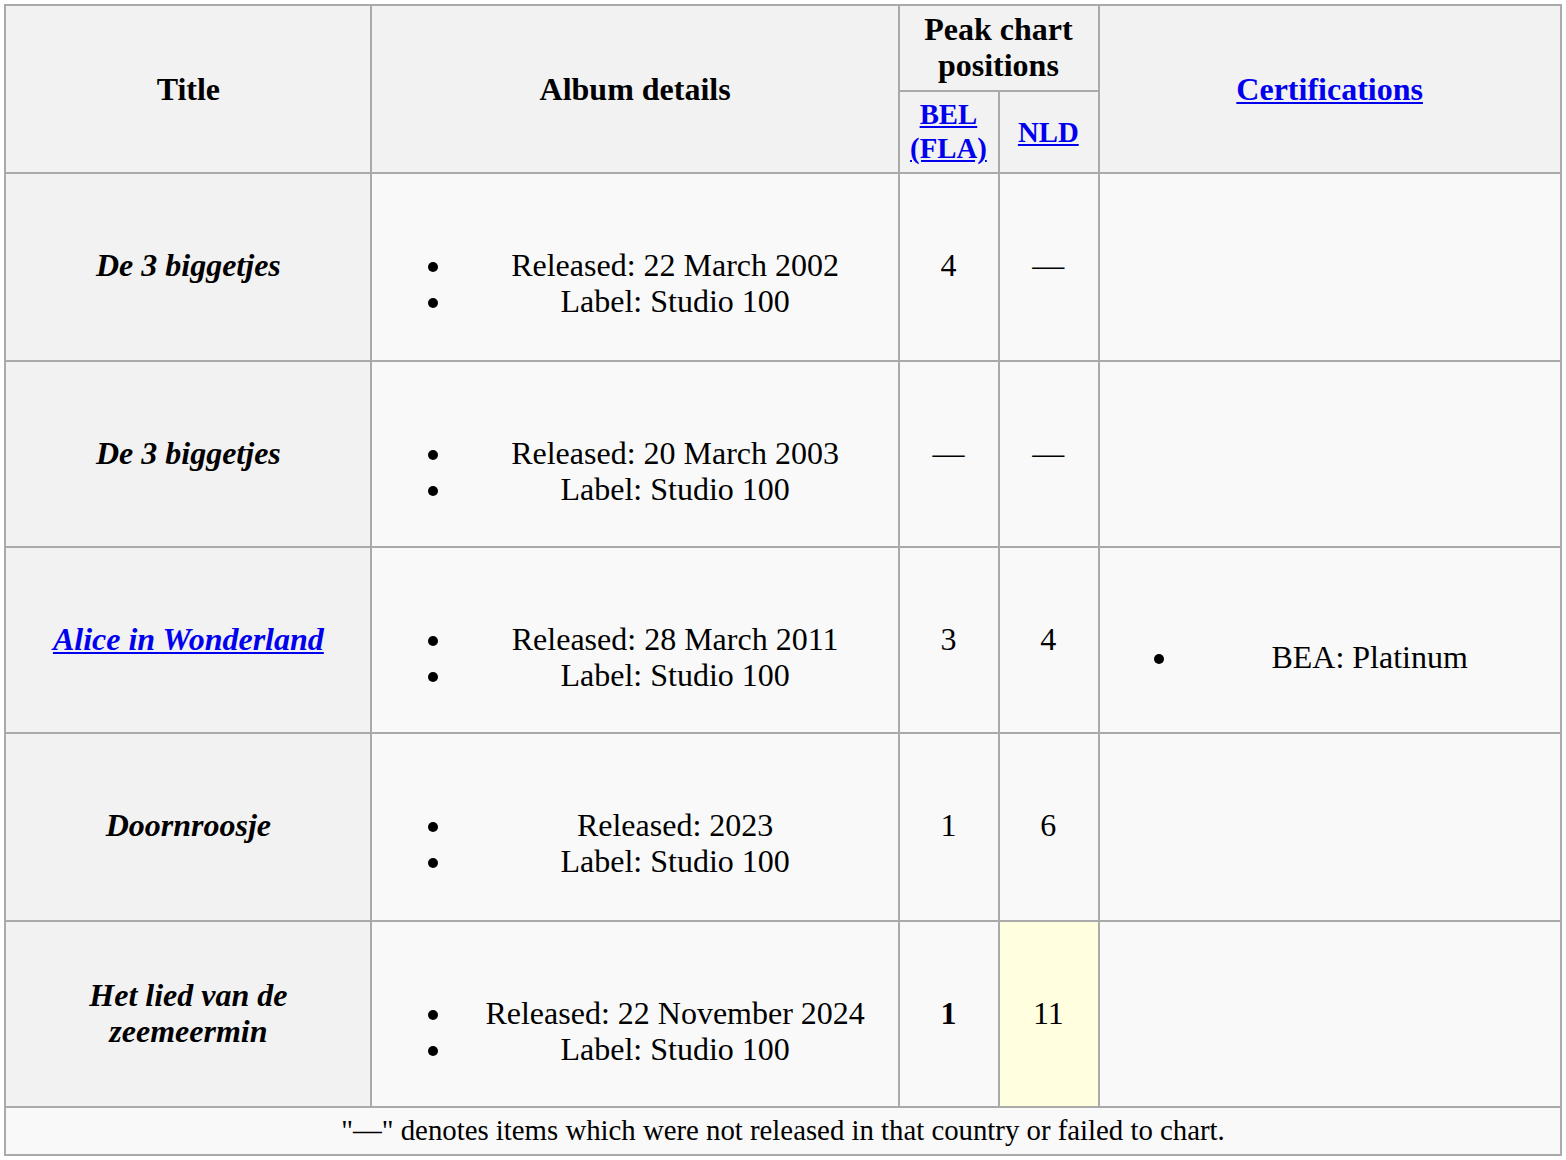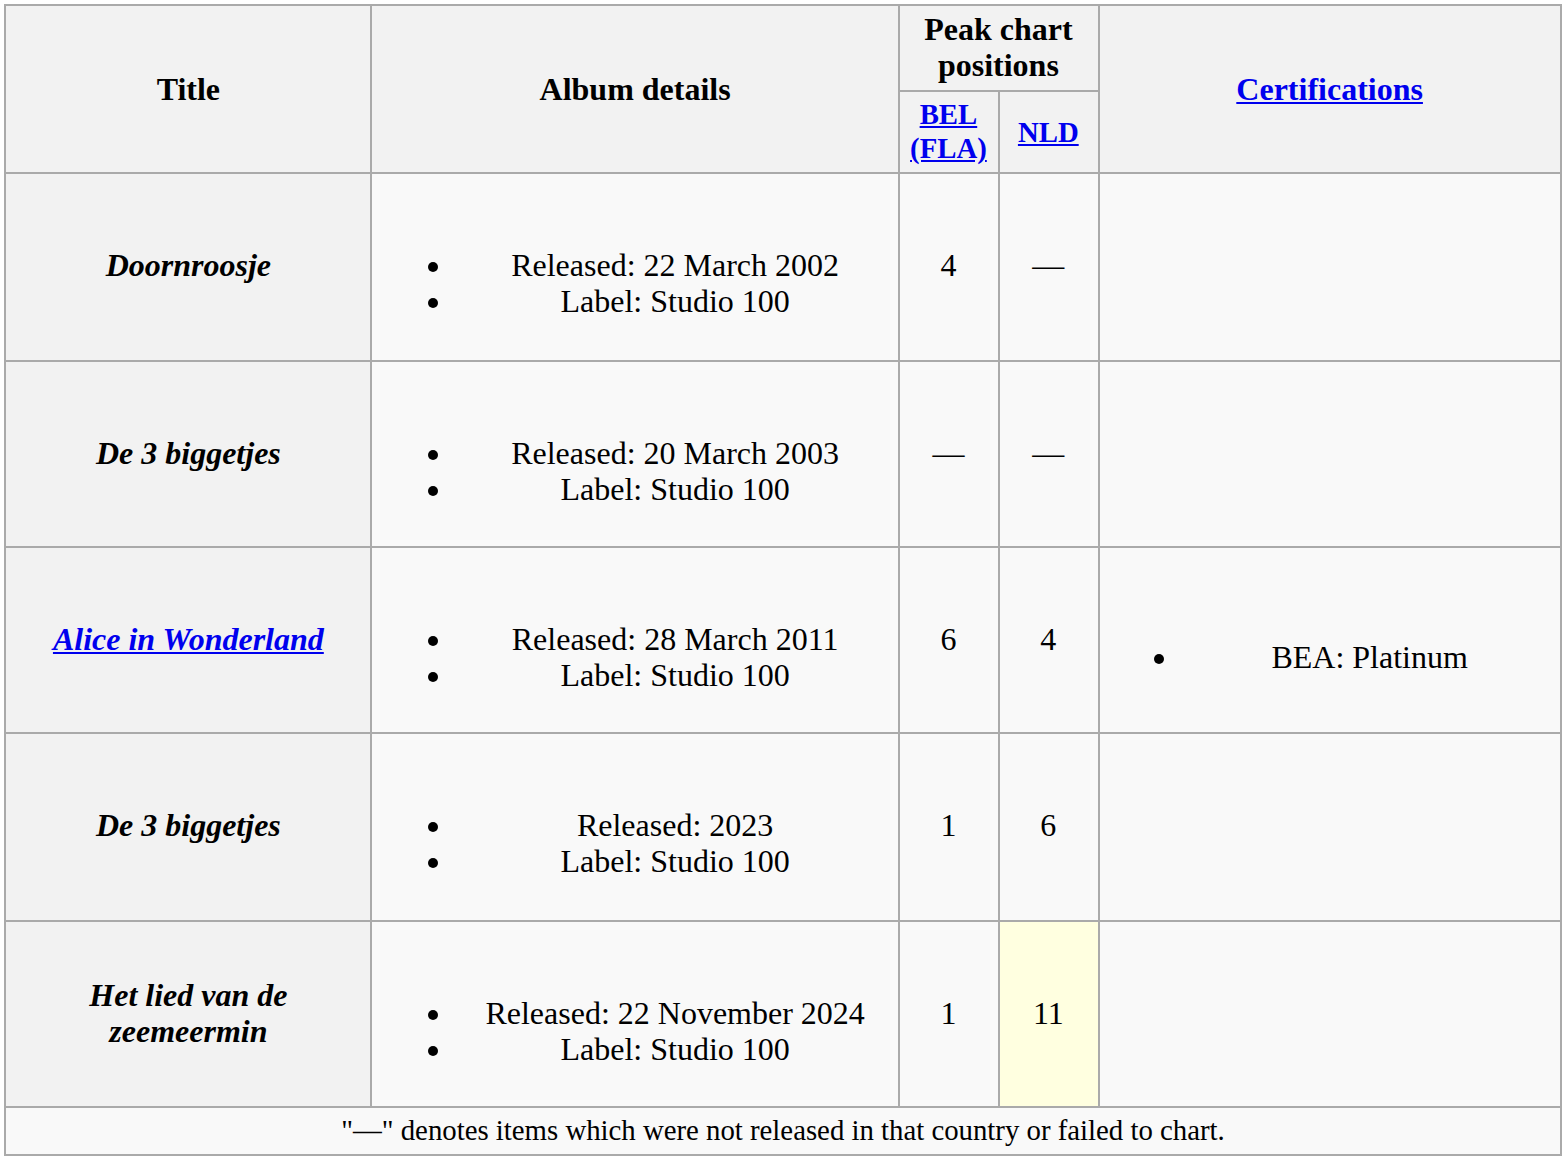(188, 266) De 3 biggetjes -> (188, 266) Doornroosje
(948, 639) 3 -> (948, 639) 6
(188, 826) Doornroosje -> (188, 826) De 3 biggetjes
(948, 1013) bold -> (948, 1013) normal
